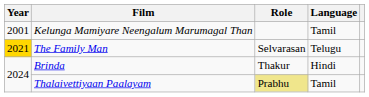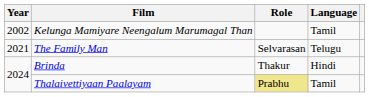(18, 30) 2001 -> (18, 30) 2002
(18, 48) gold background -> (18, 48) no background
